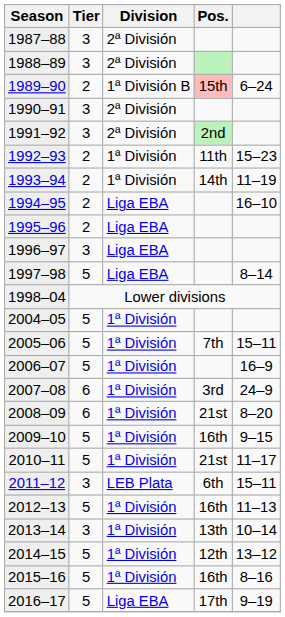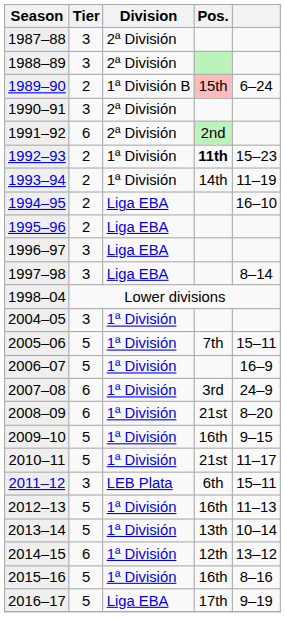(86, 133) 3 -> (86, 133) 6
(213, 156) normal -> (213, 156) bold
(86, 273) 5 -> (86, 273) 3
(86, 320) 5 -> (86, 320) 3
(86, 530) 3 -> (86, 530) 5
(86, 553) 5 -> (86, 553) 6
